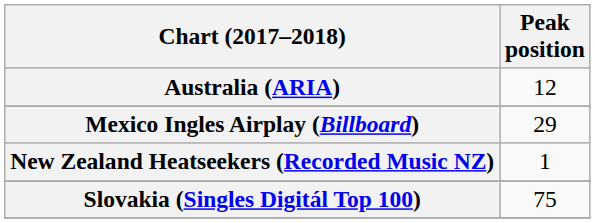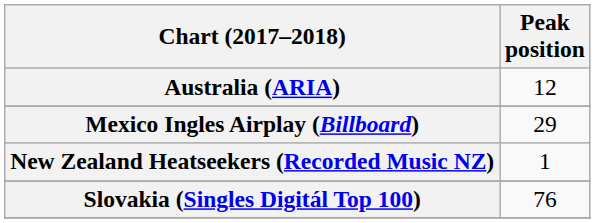(545, 198) 75 -> (545, 198) 76
